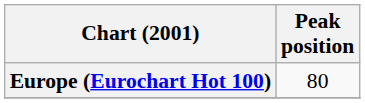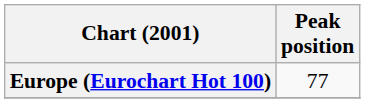(318, 80) 80 -> (318, 80) 77
